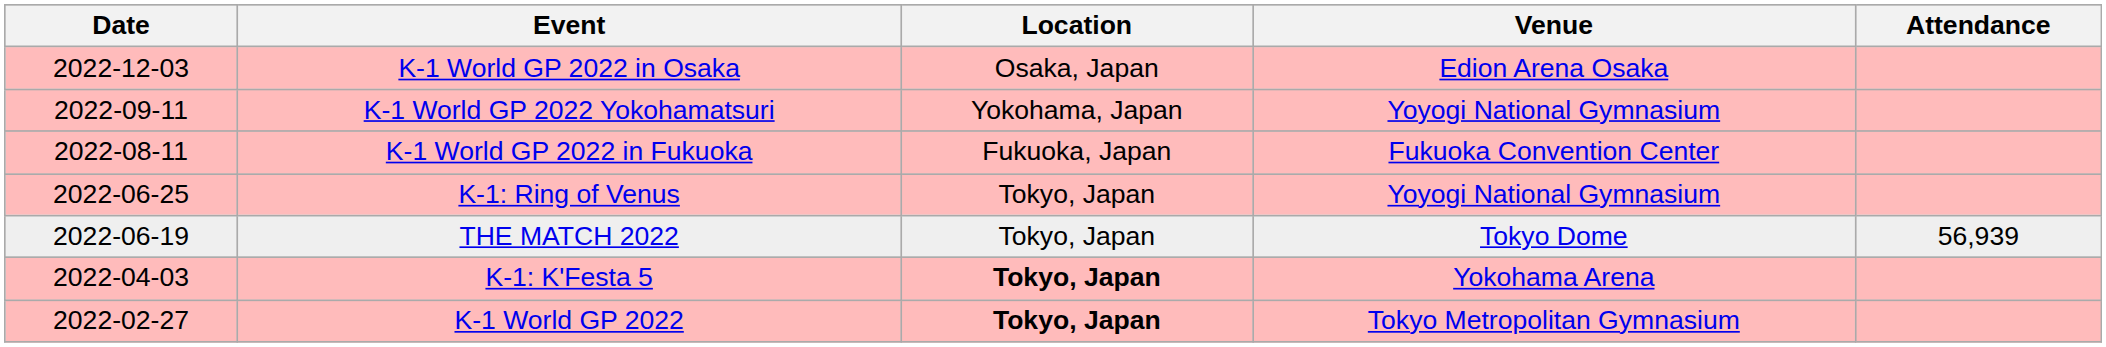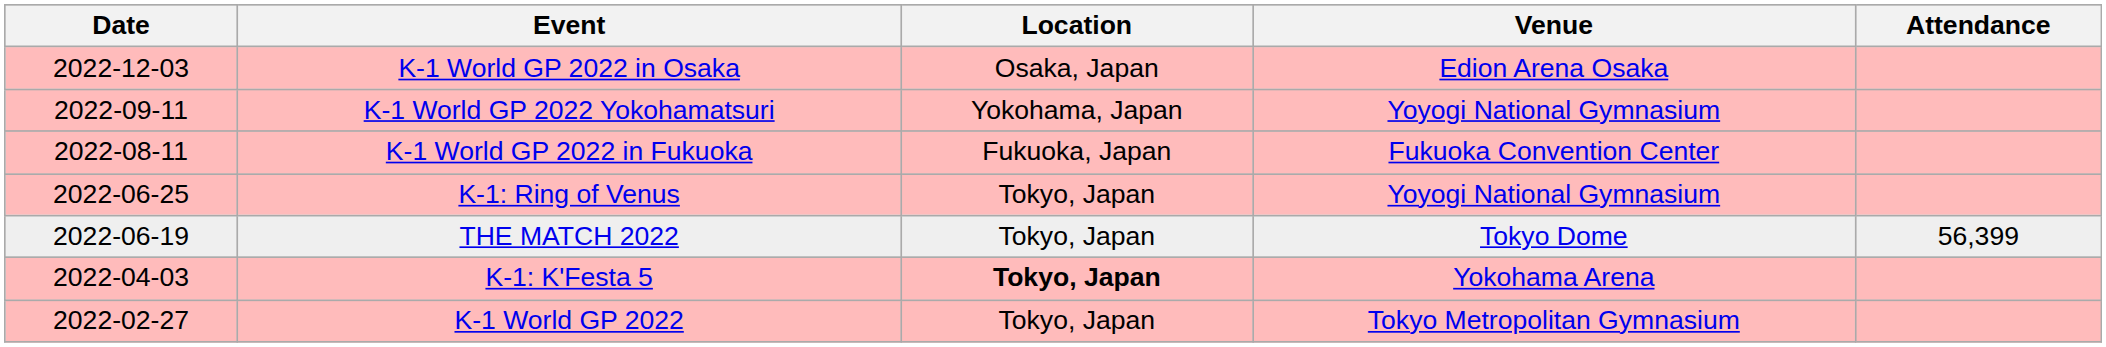(1978, 236) 56,939 -> (1978, 236) 56,399
(1077, 320) bold -> (1077, 320) normal
